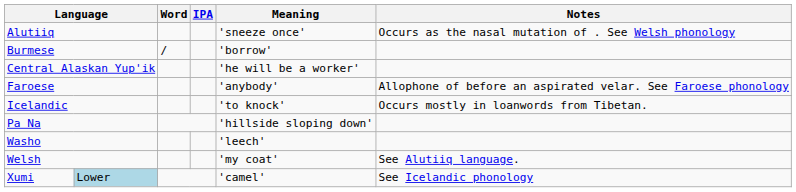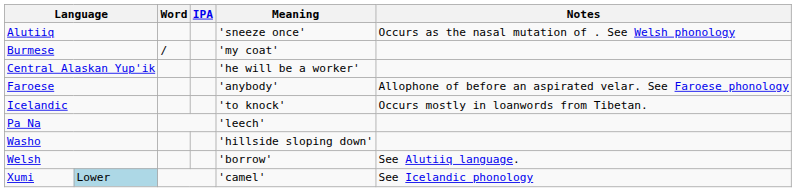(245, 50) 'borrow' -> (249, 50) 'my coat'
(296, 123) 'hillside sloping down' -> (242, 123) 'leech'
(242, 141) 'leech' -> (296, 141) 'hillside sloping down'
(249, 159) 'my coat' -> (245, 159) 'borrow'
